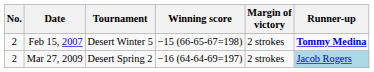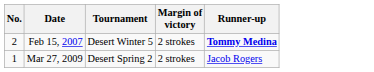- column: (200, 19)
(14, 59) 2 -> (14, 59) 1
(324, 59) lightblue background -> (235, 59) no background
